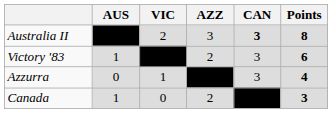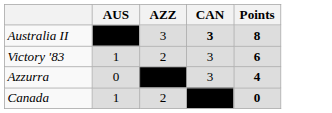- column: (163, 14)
(304, 98) 3 -> (257, 98) 0
